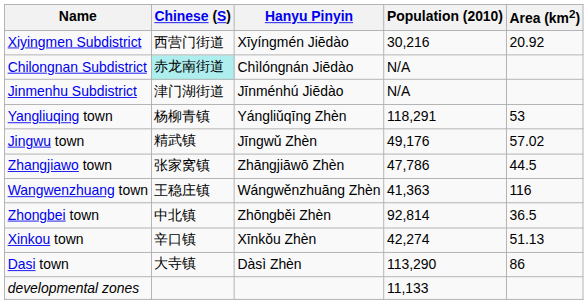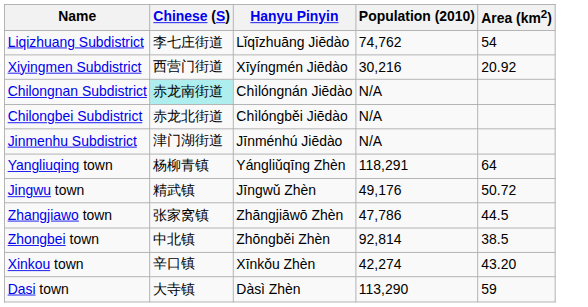+ row: (76, 42)
+ row: (75, 116)
(517, 116) 53 -> (489, 166) 64
(527, 141) 57.02 -> (499, 190) 50.72
- row: (78, 190)
(523, 215) 36.5 -> (495, 240) 38.5
(527, 240) 51.13 -> (499, 264) 43.20
(517, 264) 86 -> (489, 289) 59
- row: (73, 288)
